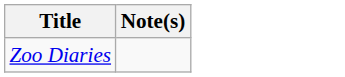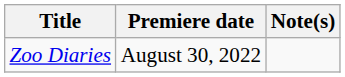+ column: (191, 21)
